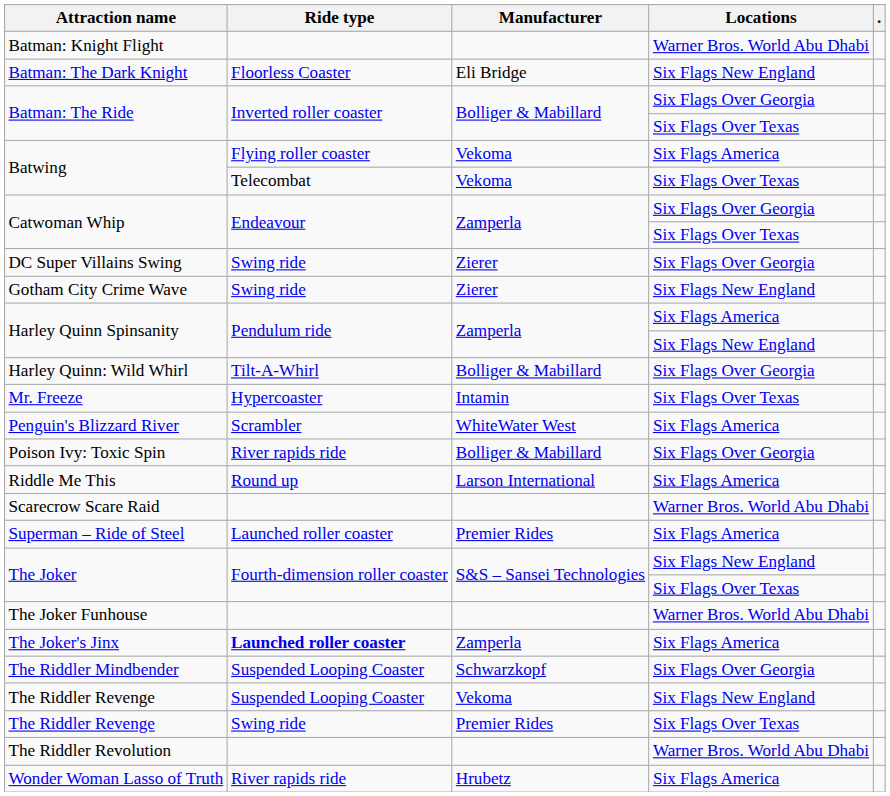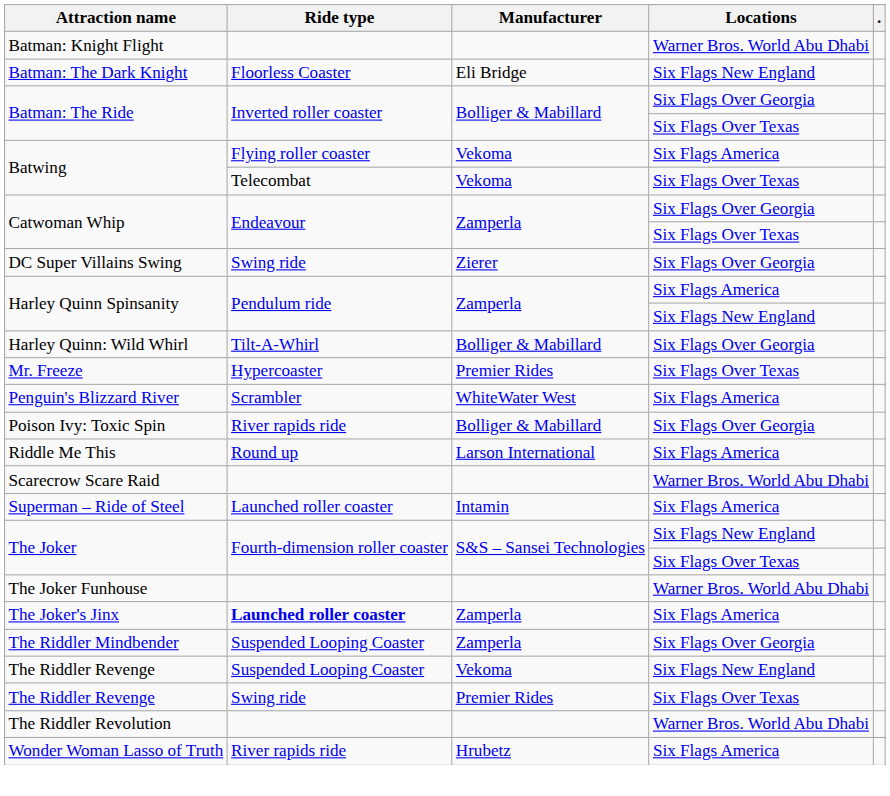- row: (98, 289)
(482, 398) Intamin -> (505, 371) Premier Rides
(505, 533) Premier Rides -> (482, 506) Intamin
(501, 669) Schwarzkopf -> (489, 642) Zamperla
